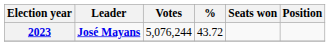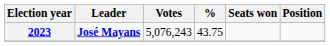(169, 31) 5,076,244 -> (169, 31) 5,076,243
(210, 31) 43.72 -> (210, 31) 43.75
